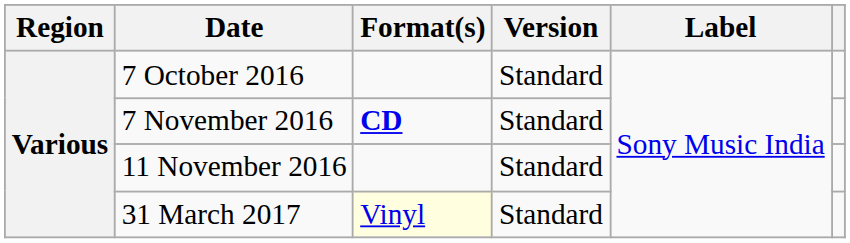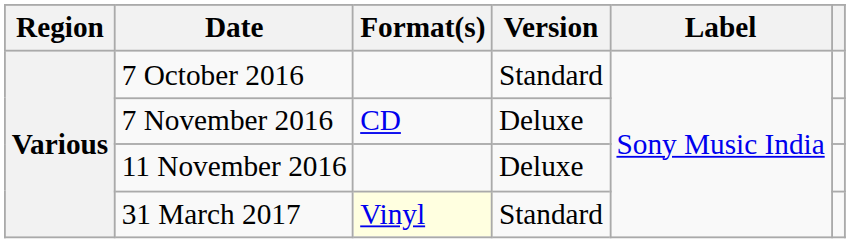(381, 120) bold -> (381, 120) normal
(551, 120) Standard -> (541, 120) Deluxe
(551, 167) Standard -> (541, 167) Deluxe
